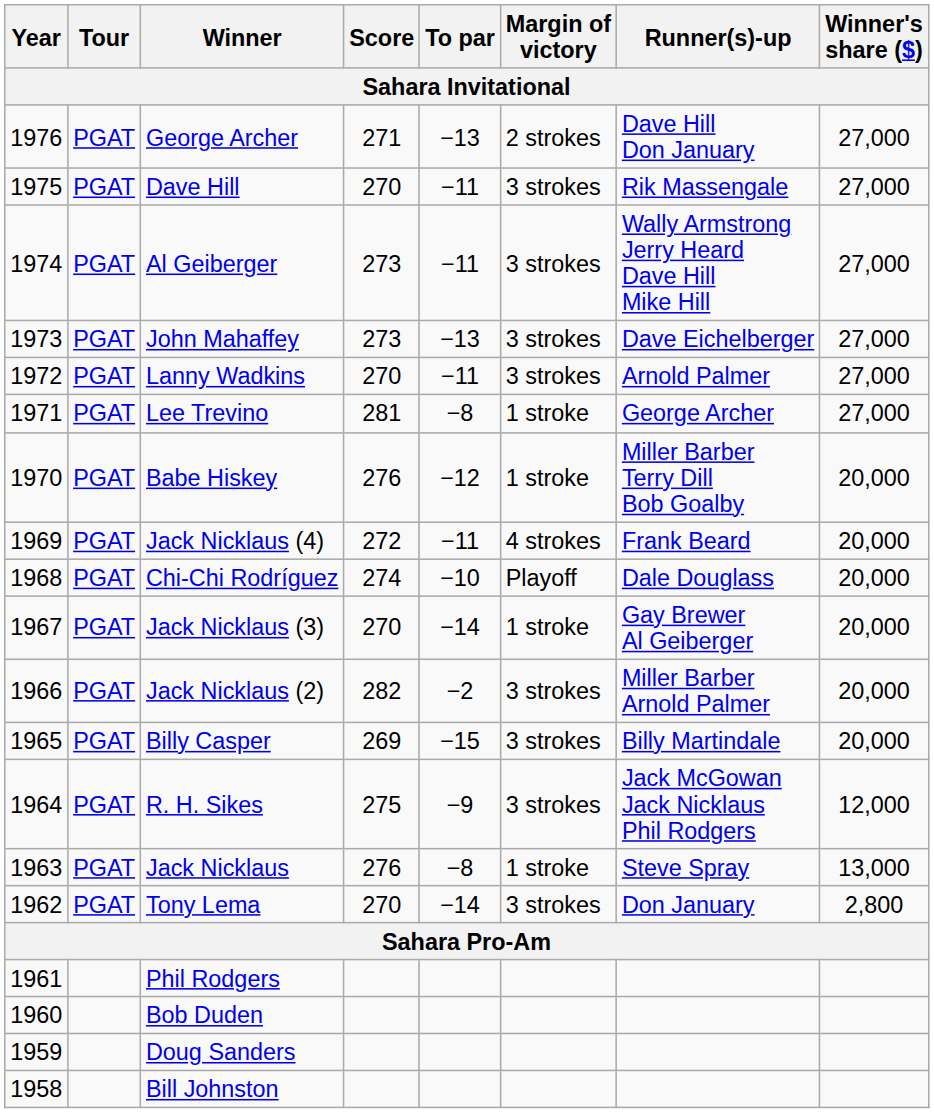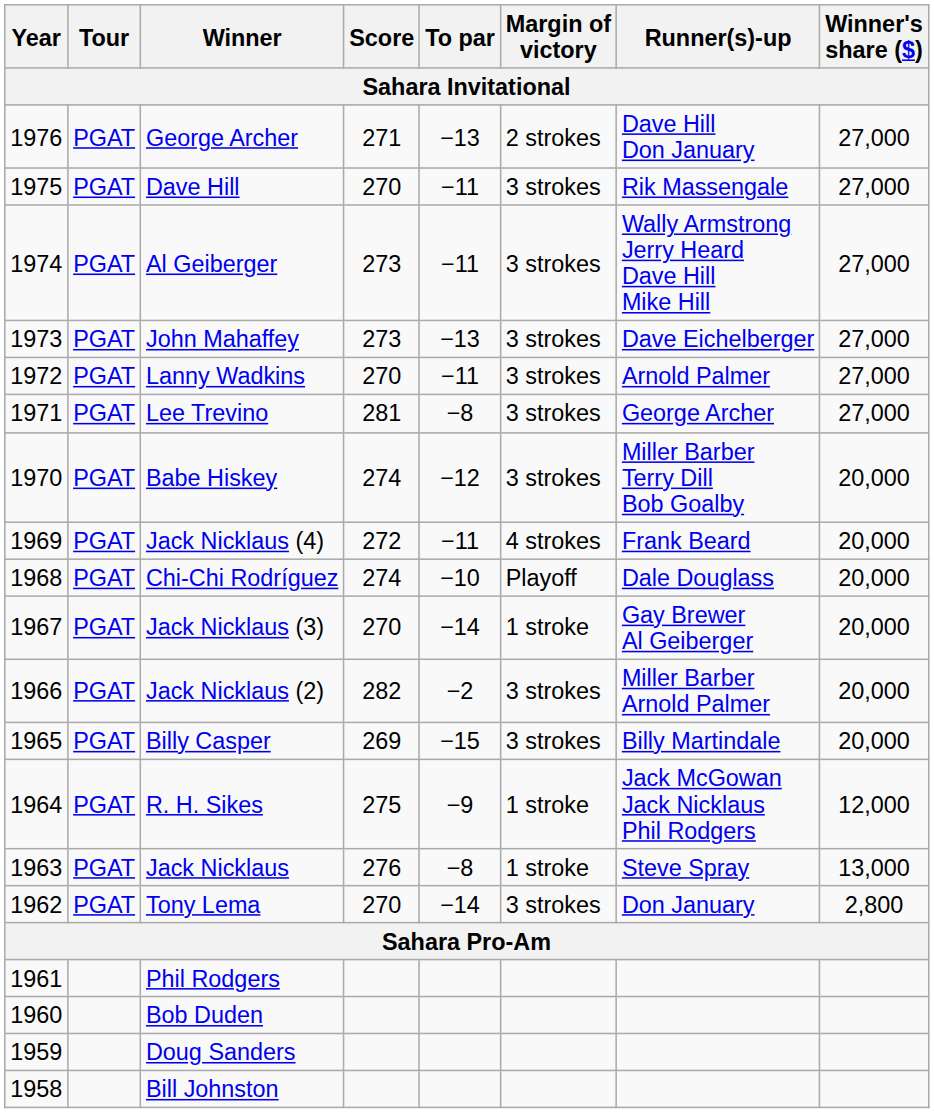(547, 414) 1 stroke -> (553, 414) 3 strokes
(382, 477) 276 -> (382, 477) 274
(547, 477) 1 stroke -> (553, 477) 3 strokes
(553, 804) 3 strokes -> (547, 804) 1 stroke
